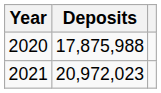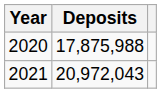(100, 74) 20,972,023 -> (100, 74) 20,972,043
